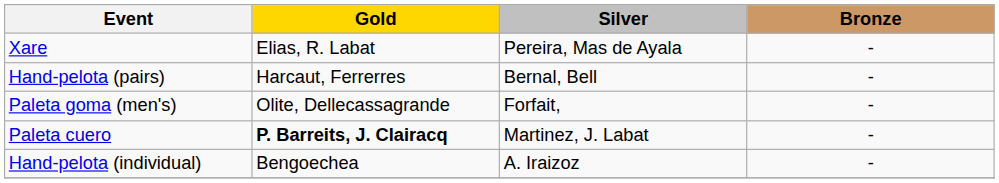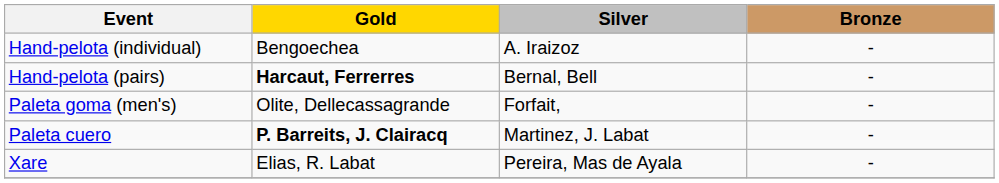rows swapped: (105, 163) <-> (28, 47)
(331, 76) normal -> (335, 76) bold
